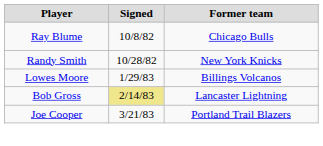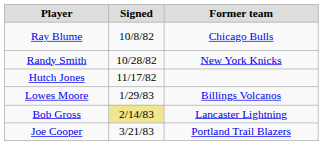+ row: (57, 77)
